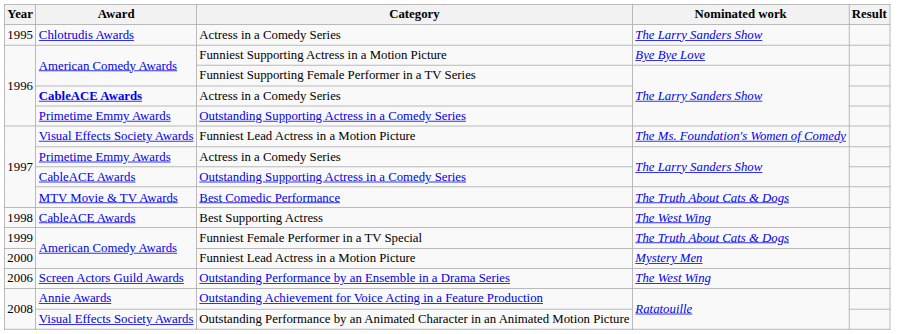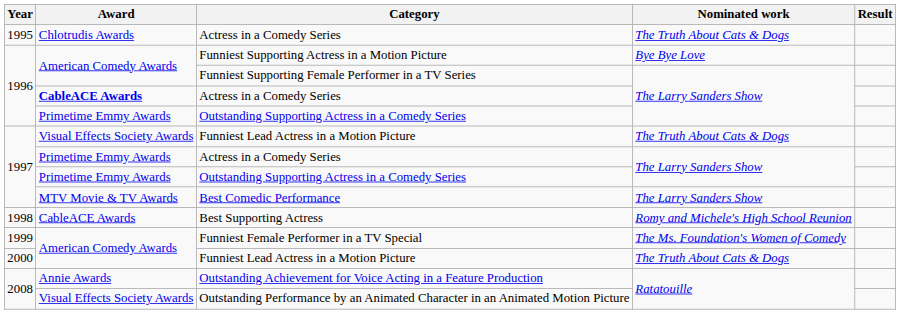(699, 34) The Larry Sanders Show -> (712, 34) The Truth About Cats & Dogs
(741, 136) The Ms. Foundation's Women of Comedy -> (712, 136) The Truth About Cats & Dogs
(87, 177) CableACE Awards -> (105, 177) Primetime Emmy Awards
(712, 197) The Truth About Cats & Dogs -> (699, 197) The Larry Sanders Show
(673, 217) The West Wing -> (744, 217) Romy and Michele's High School Reunion
(712, 237) The Truth About Cats & Dogs -> (741, 237) The Ms. Foundation's Women of Comedy
(669, 258) Mystery Men -> (712, 258) The Truth About Cats & Dogs
- row: (20, 278)
